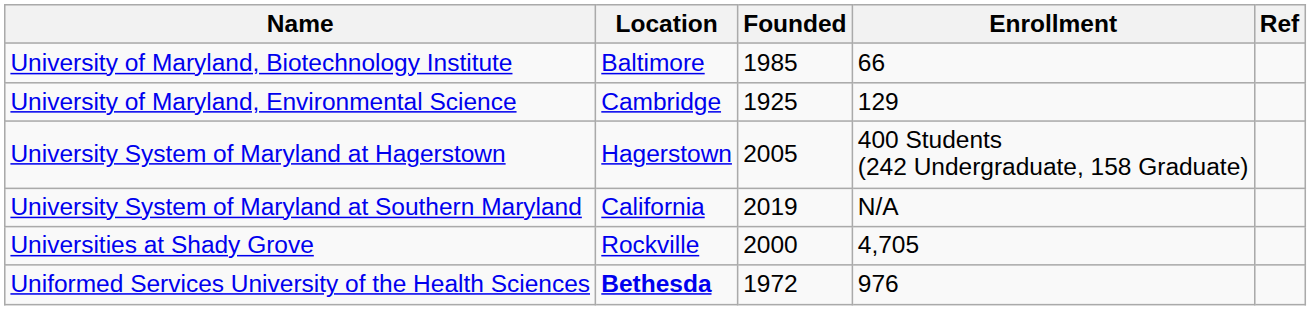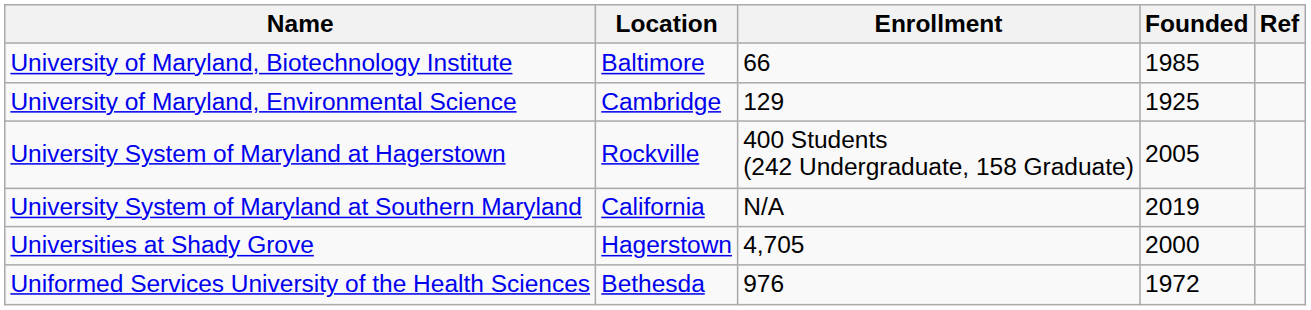columns swapped: (795, 23) <-> (1053, 23)
(667, 154) Hagerstown -> (650, 154) Rockville
(650, 245) Rockville -> (667, 245) Hagerstown
(656, 284) bold -> (653, 284) normal
